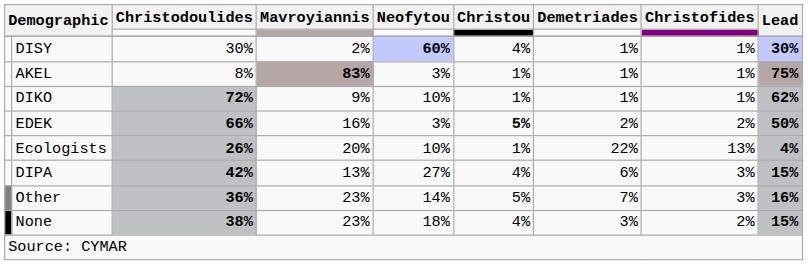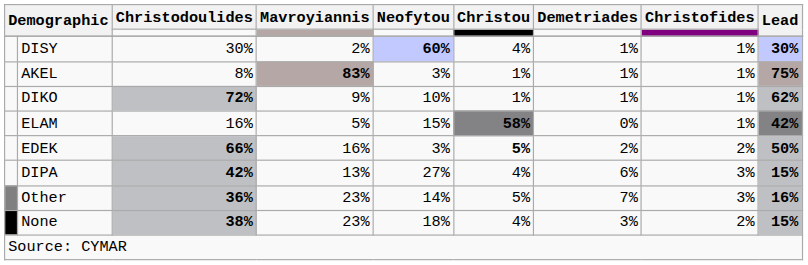+ row: (39, 123)
- row: (61, 148)
